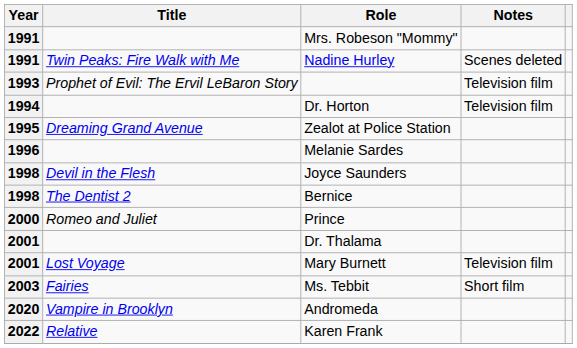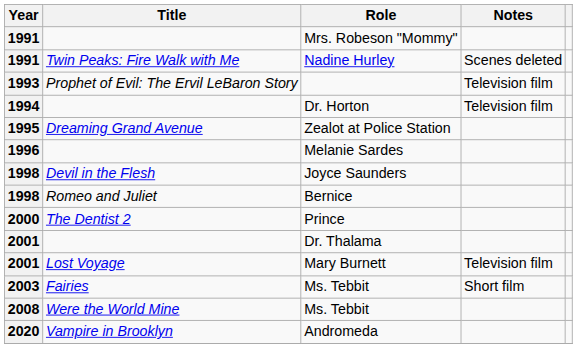(88, 196) The Dentist 2 -> (101, 196) Romeo and Juliet
(101, 219) Romeo and Juliet -> (88, 219) The Dentist 2
+ row: (24, 309)
- row: (24, 331)
